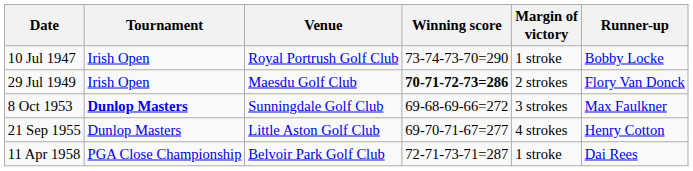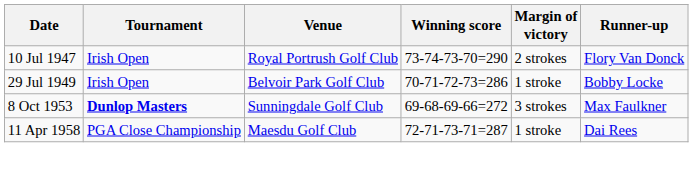(538, 58) 1 stroke -> (541, 58) 2 strokes
(624, 58) Bobby Locke -> (634, 58) Flory Van Donck
(303, 82) Maesdu Golf Club -> (316, 82) Belvoir Park Golf Club
(457, 82) bold -> (456, 82) normal
(541, 82) 2 strokes -> (538, 82) 1 stroke
(635, 82) Flory Van Donck -> (624, 82) Bobby Locke
- row: (44, 130)
(317, 154) Belvoir Park Golf Club -> (302, 130) Maesdu Golf Club
